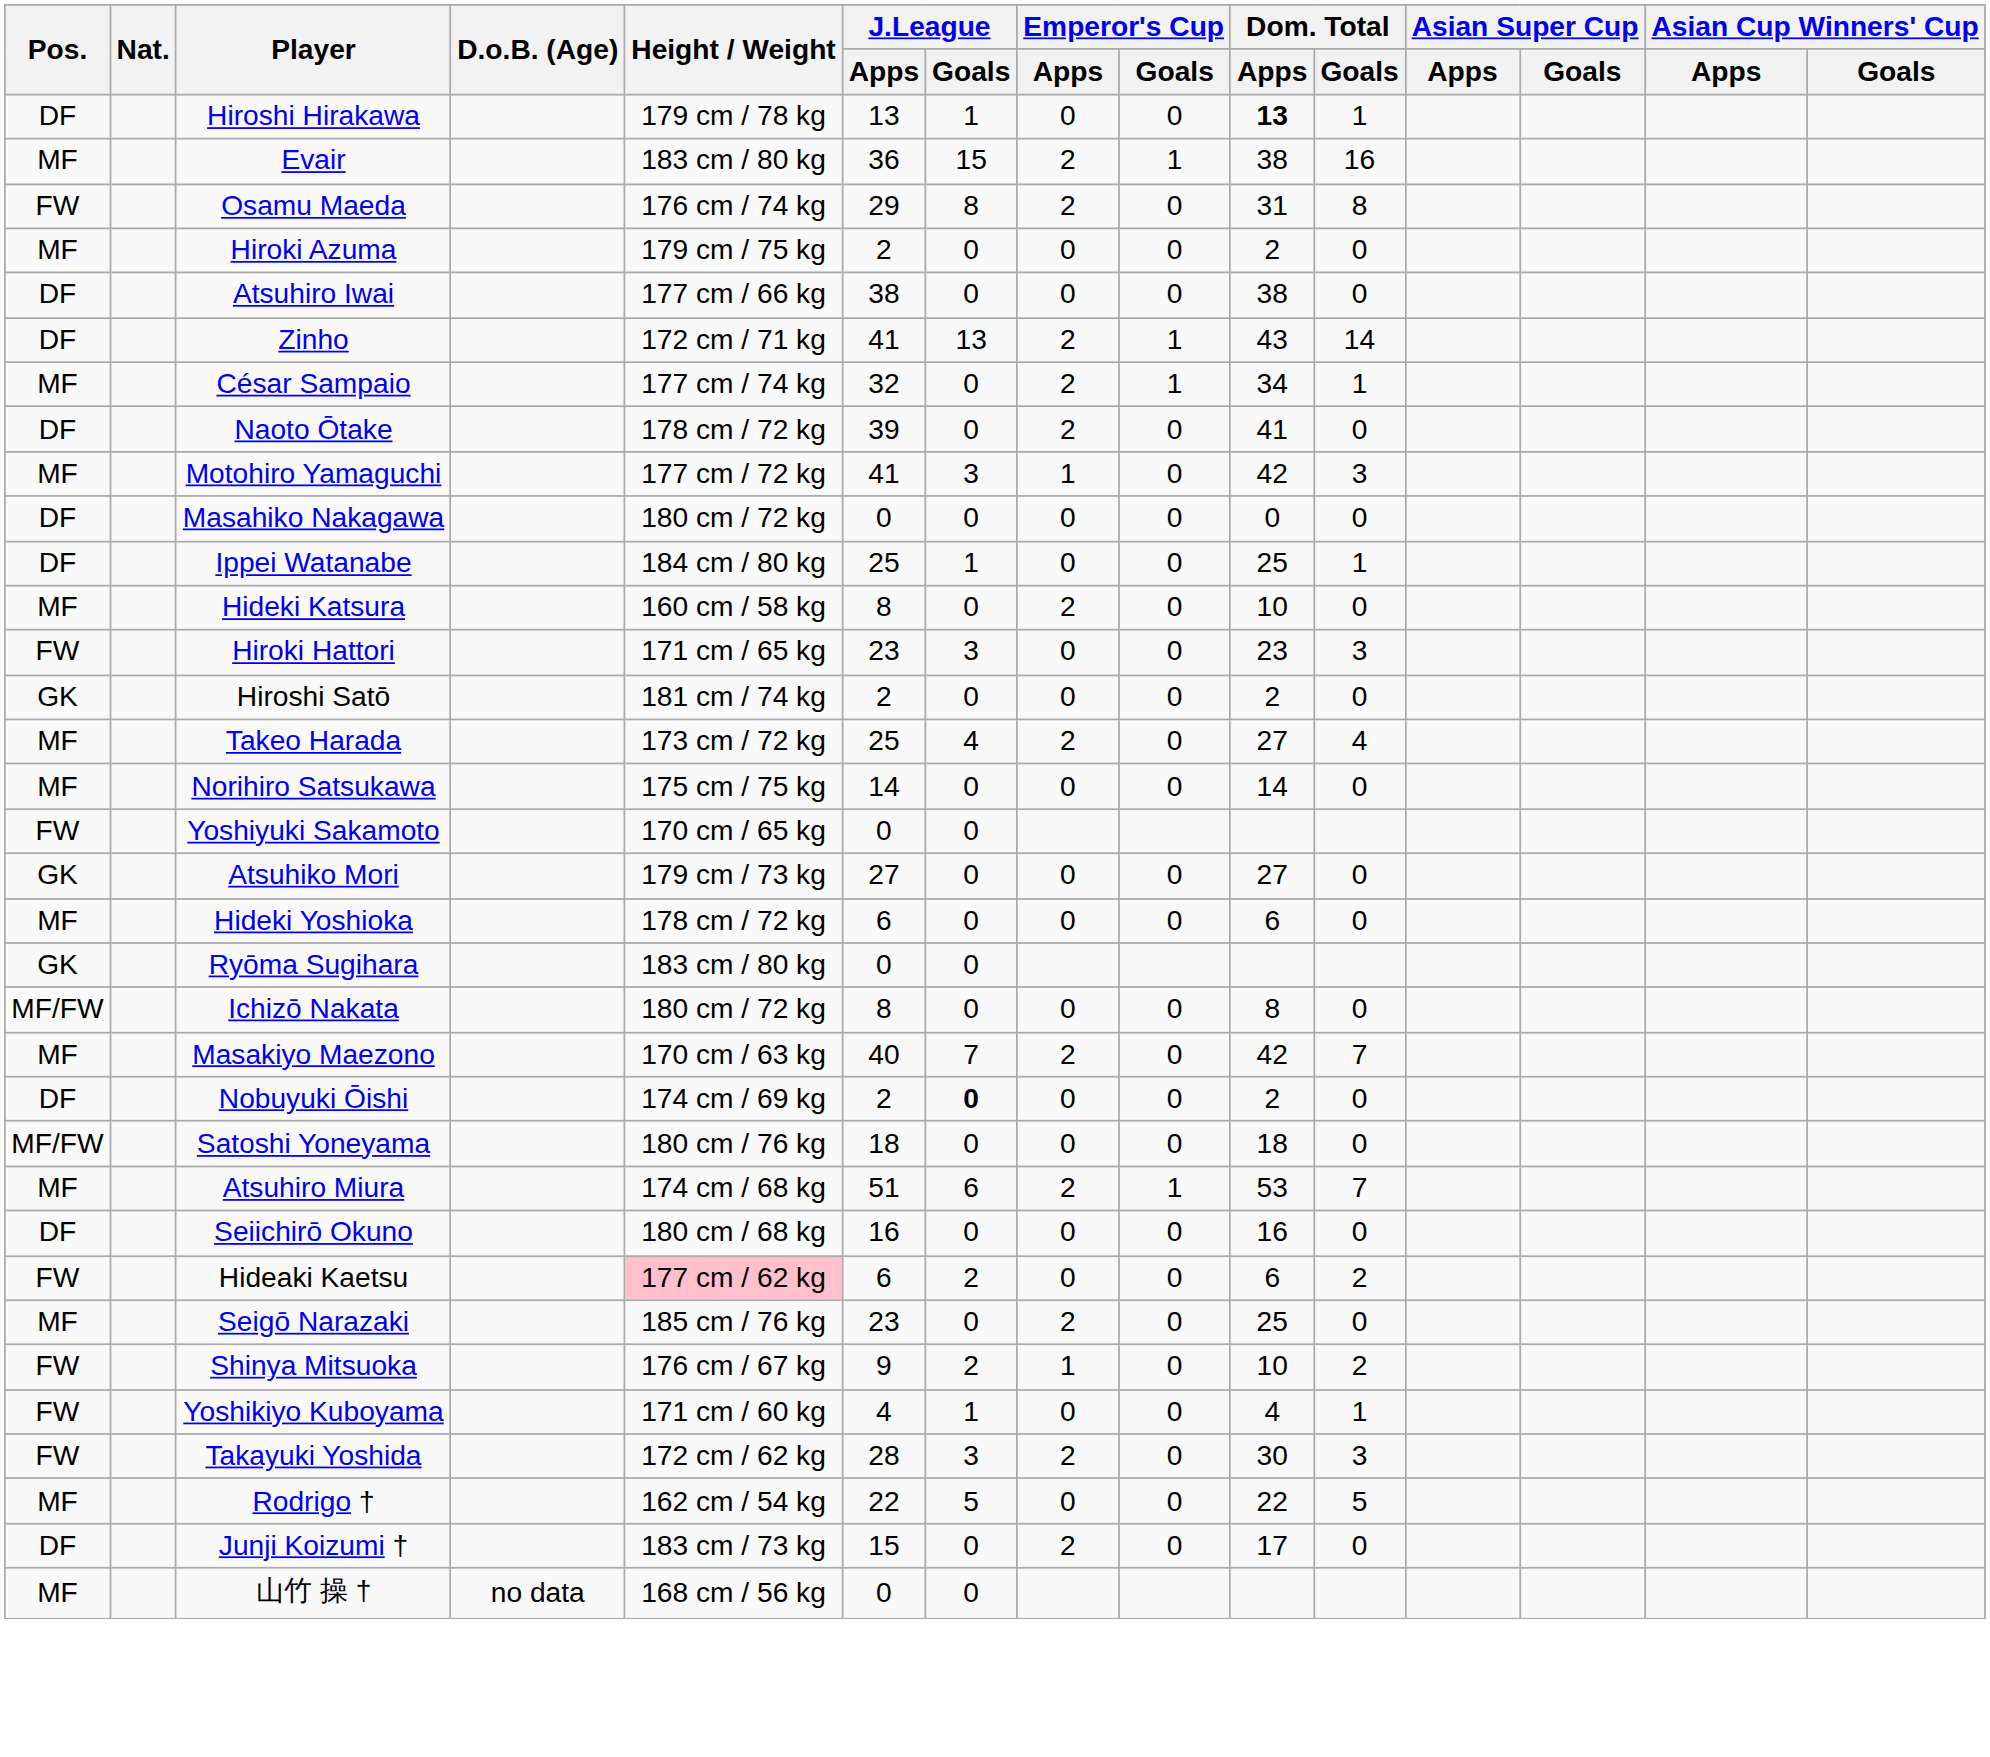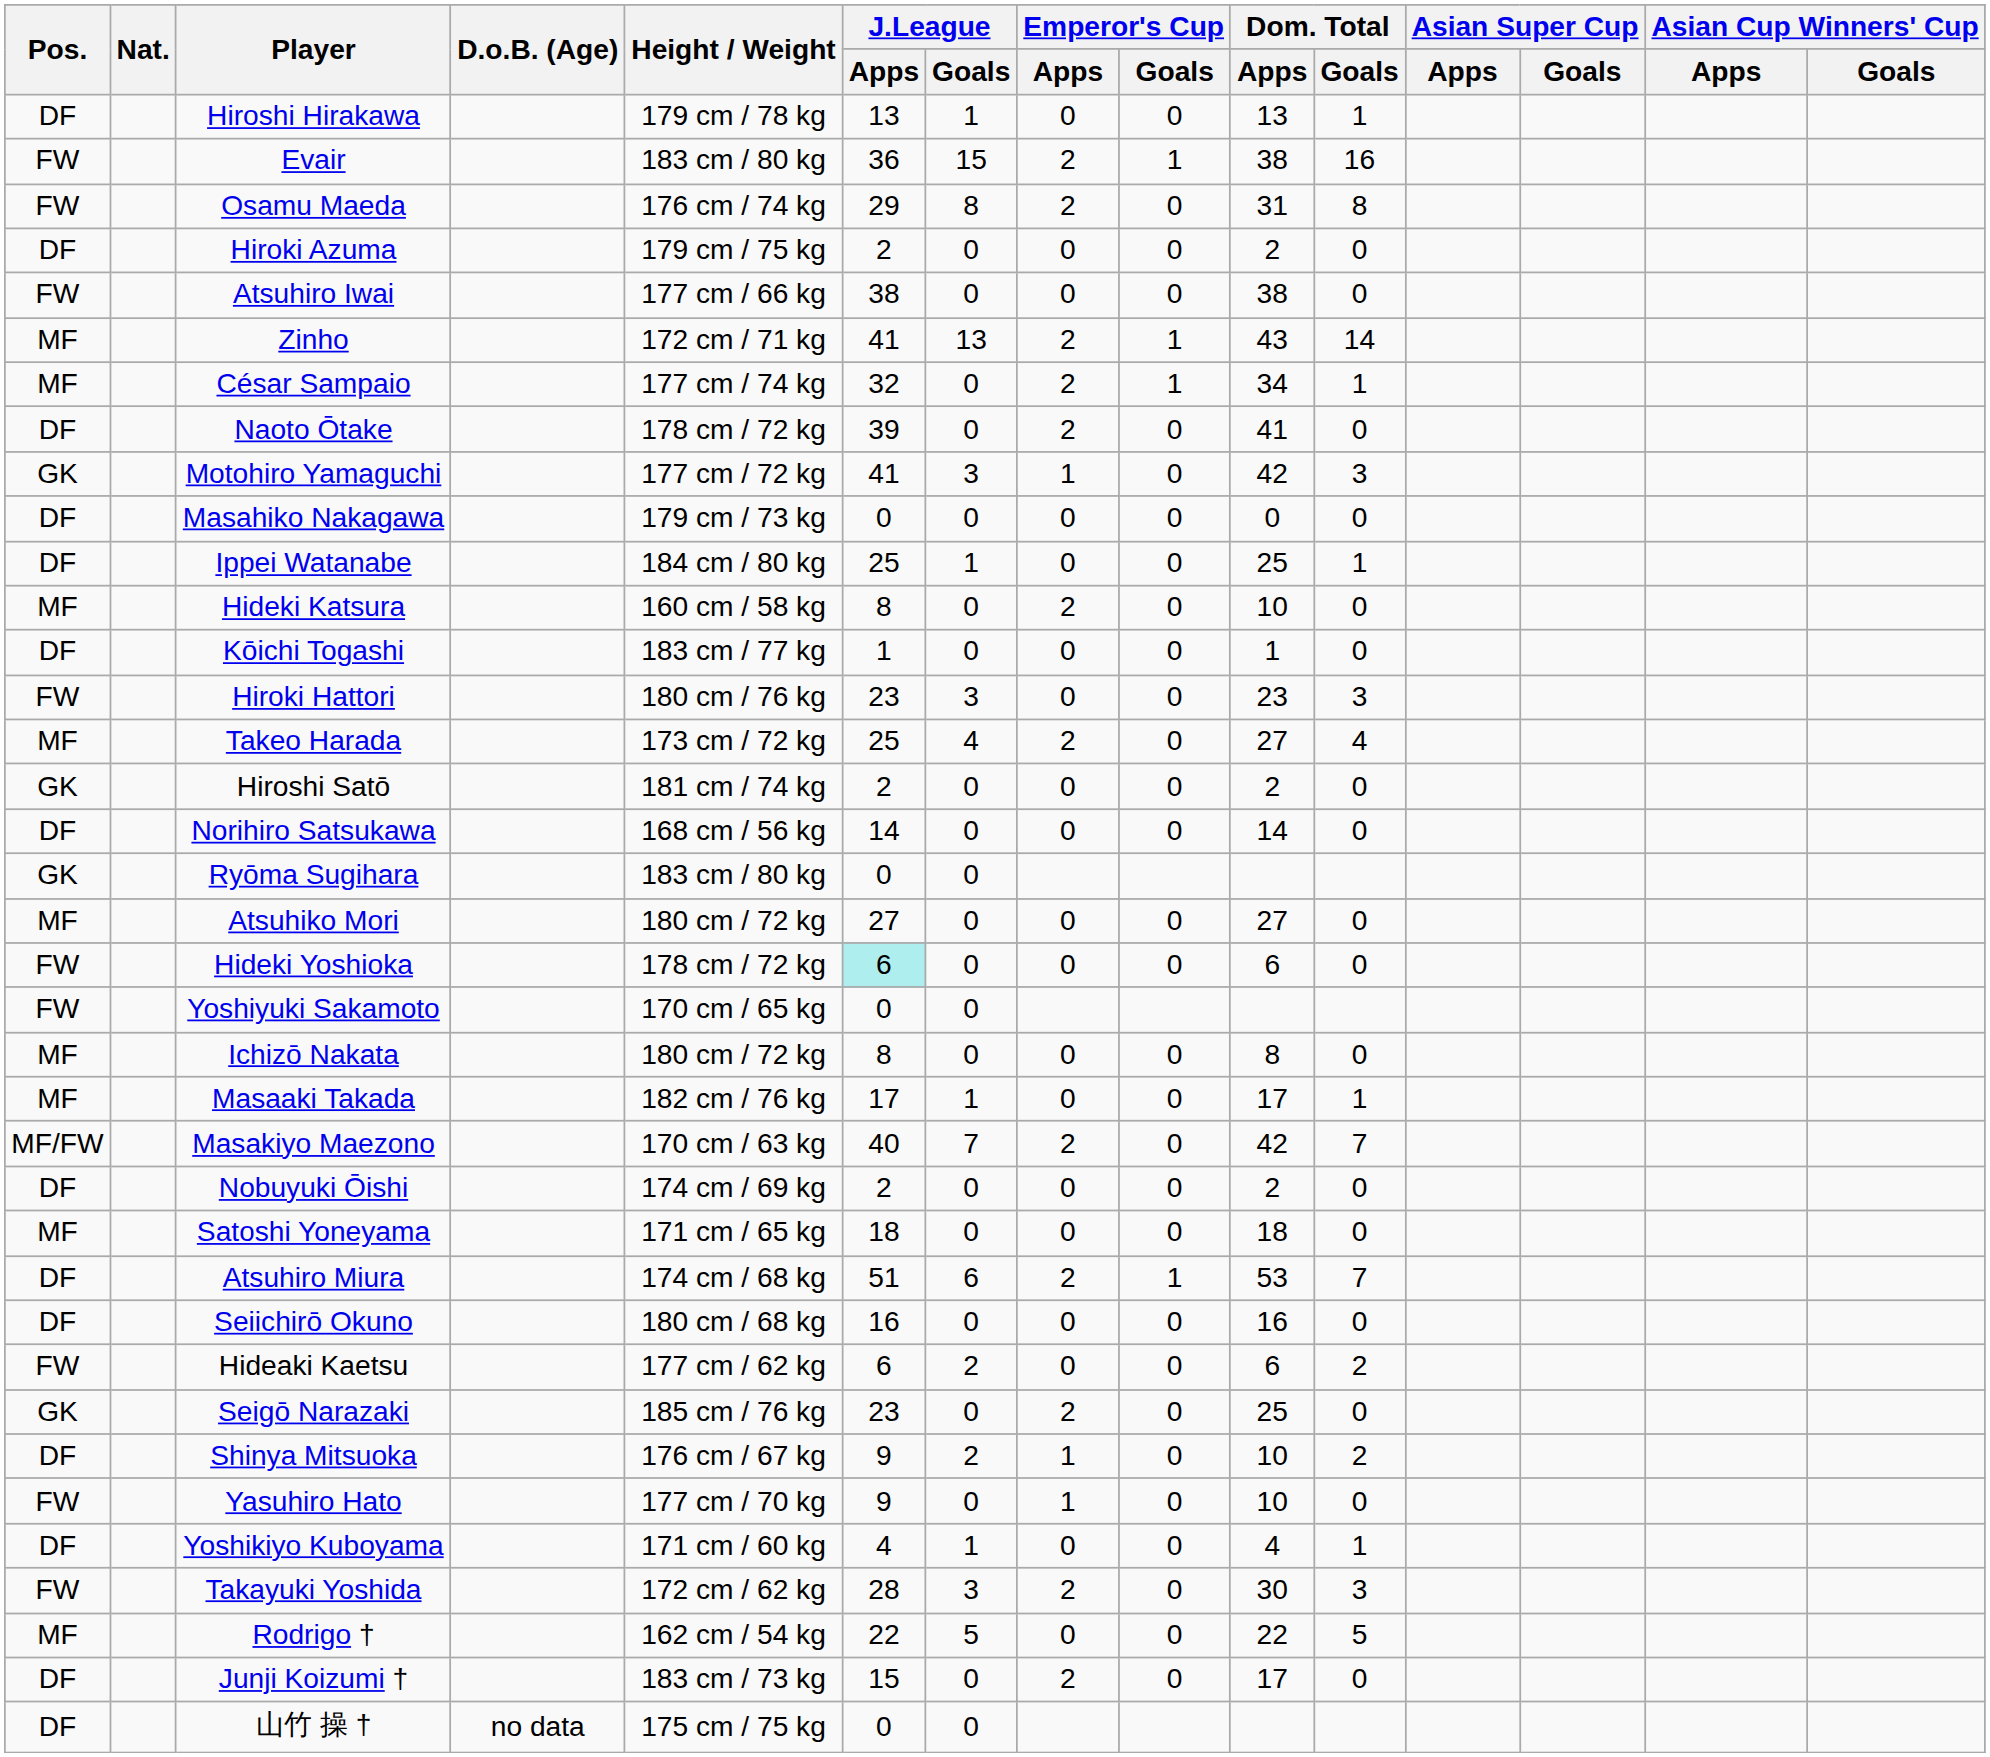(1272, 116) bold -> (1272, 116) normal
(58, 160) MF -> (57, 160) FW
(58, 250) MF -> (58, 250) DF
(58, 294) DF -> (57, 294) FW
(58, 339) DF -> (58, 339) MF
(58, 473) MF -> (57, 473) GK
(734, 518) 180 cm / 72 kg -> (734, 518) 179 cm / 73 kg
+ row: (313, 652)
(734, 652) 171 cm / 65 kg -> (734, 696) 180 cm / 76 kg
rows swapped: (314, 741) <-> (314, 696)
(58, 786) MF -> (58, 830) DF
(734, 786) 175 cm / 75 kg -> (734, 830) 168 cm / 56 kg
rows swapped: (314, 830) <-> (313, 964)
(57, 875) GK -> (58, 920) MF
(734, 875) 179 cm / 73 kg -> (734, 920) 180 cm / 72 kg
(58, 920) MF -> (57, 964) FW
(884, 920) no background -> (884, 964) paleturquoise background
(58, 1009) MF/FW -> (58, 1054) MF
+ row: (313, 1098)
(58, 1054) MF -> (58, 1143) MF/FW
(971, 1098) bold -> (971, 1187) normal
(58, 1143) MF/FW -> (58, 1232) MF
(734, 1143) 180 cm / 76 kg -> (734, 1232) 171 cm / 65 kg
(58, 1187) MF -> (58, 1277) DF
(734, 1277) pink background -> (734, 1366) no background
(58, 1321) MF -> (57, 1411) GK
(57, 1366) FW -> (58, 1455) DF
+ row: (313, 1500)
(57, 1411) FW -> (58, 1545) DF
(58, 1592) MF -> (58, 1726) DF
(734, 1592) 168 cm / 56 kg -> (734, 1726) 175 cm / 75 kg
